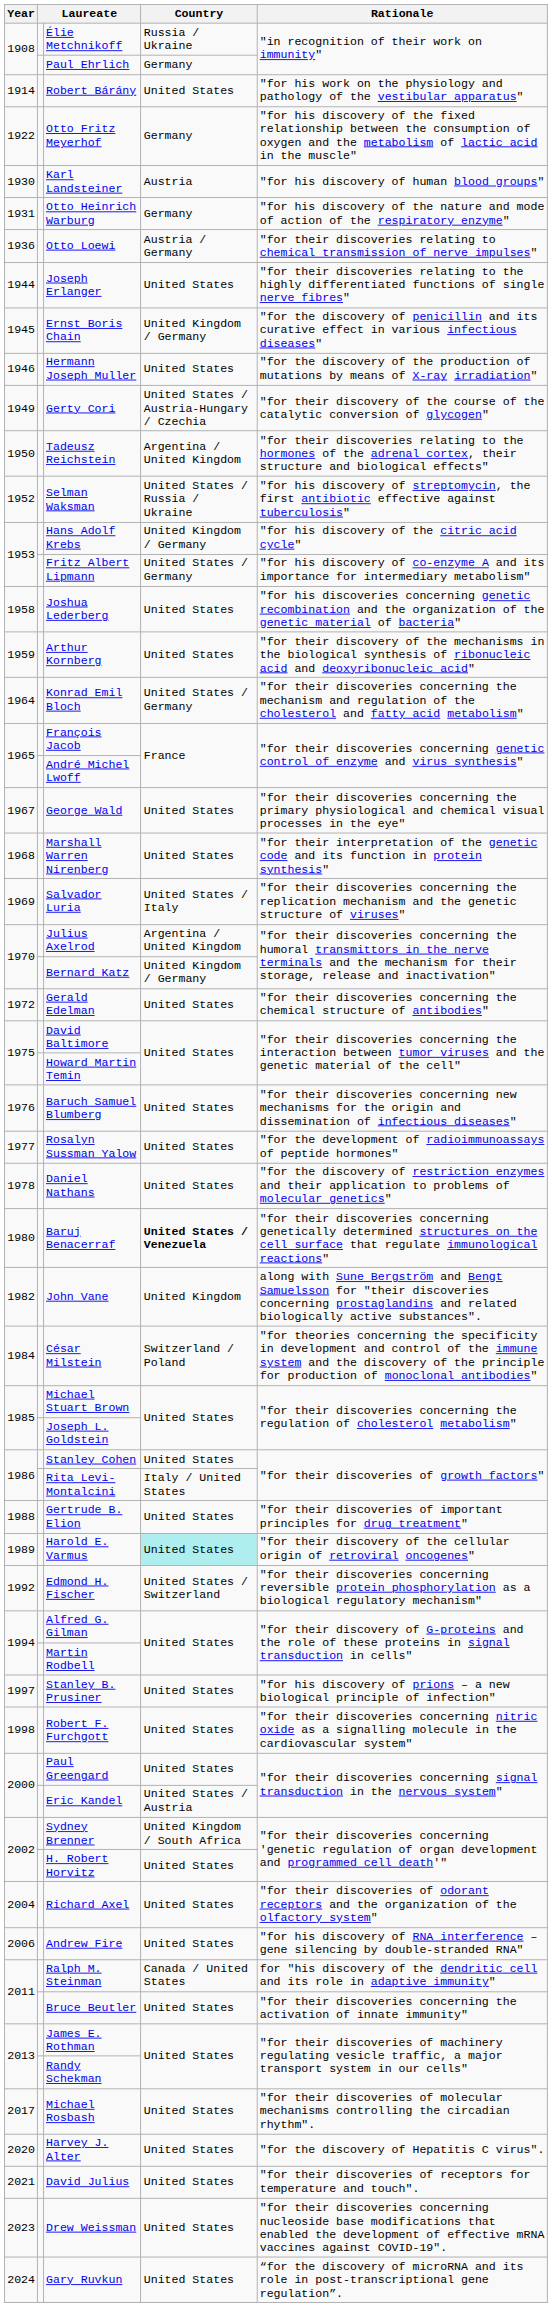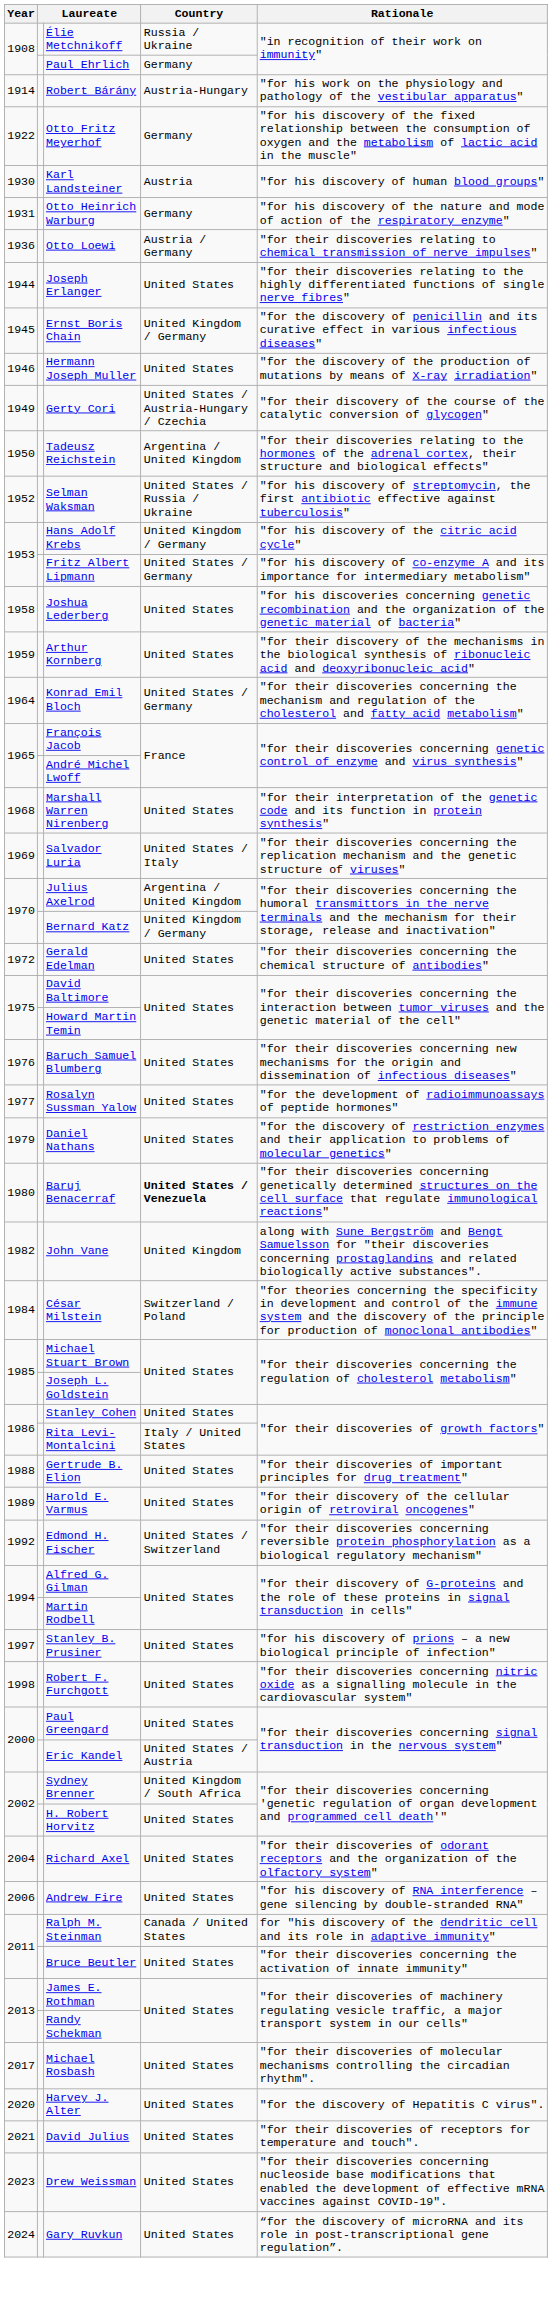(189, 90) United States -> (196, 90) Austria-Hungary
- row: (84, 810)
(21, 1186) 1978 -> (21, 1140) 1979
(189, 1549) paleturquoise background -> (189, 1504) no background
